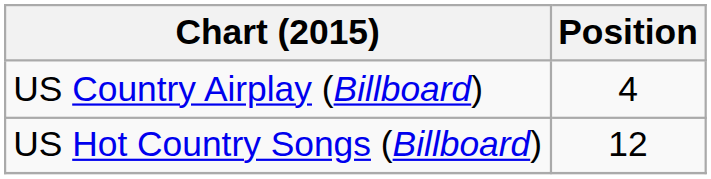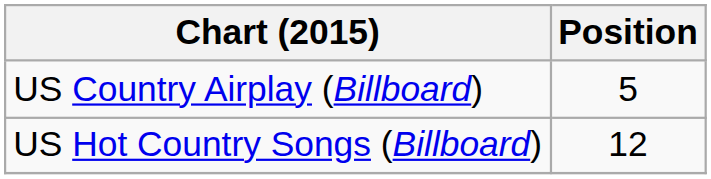(628, 88) 4 -> (628, 88) 5
